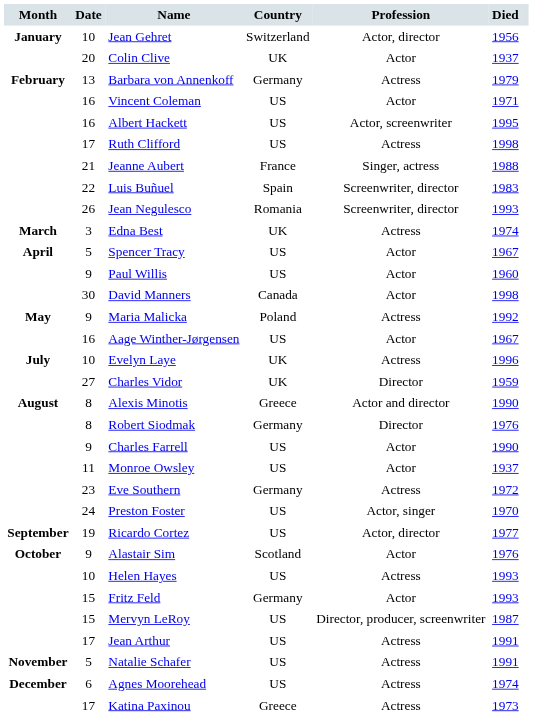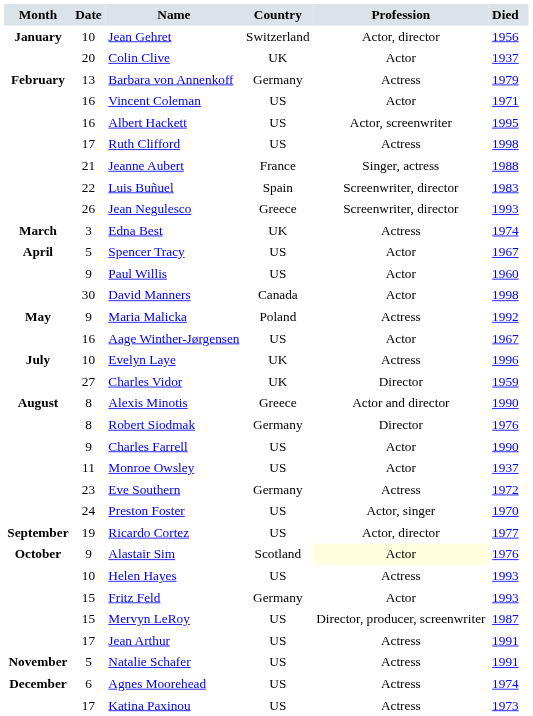(278, 209) Romania -> (278, 209) Greece
(401, 554) no background -> (401, 554) lightyellow background
(278, 705) Greece -> (278, 705) US
